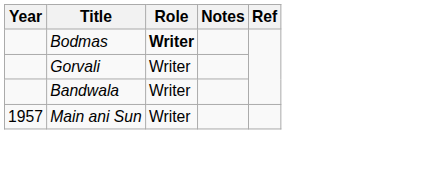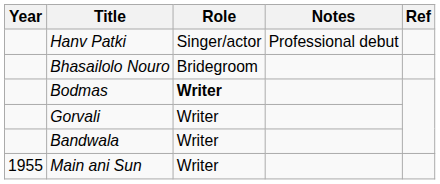+ row: (88, 41)
+ row: (110, 66)
(26, 116) 1957 -> (26, 166) 1955
